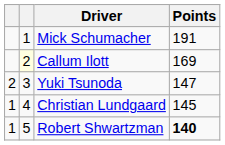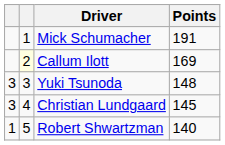(12, 83) 2 -> (12, 83) 3
(185, 83) 147 -> (185, 83) 148
(12, 105) 1 -> (12, 105) 3
(185, 128) bold -> (185, 128) normal
